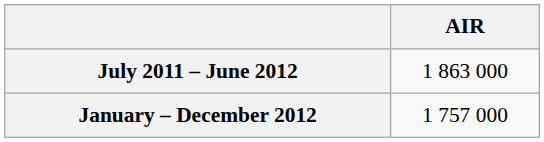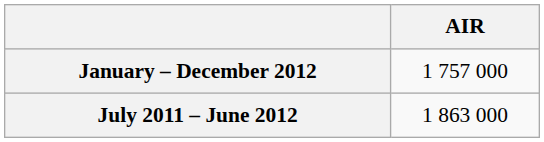rows swapped: (198, 115) <-> (198, 70)
